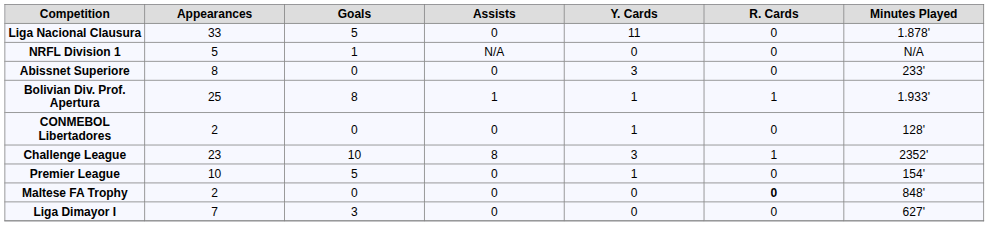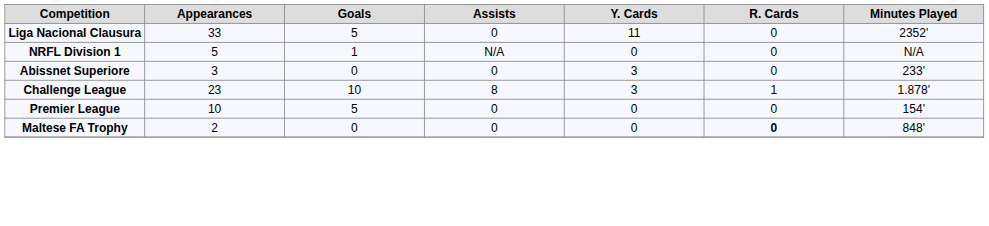(914, 33) 1.878' -> (914, 33) 2352'
(215, 71) 8 -> (215, 71) 3
- row: (75, 96)
- row: (75, 129)
(914, 154) 2352' -> (914, 90) 1.878'
(634, 173) 1 -> (634, 109) 0
- row: (75, 211)
